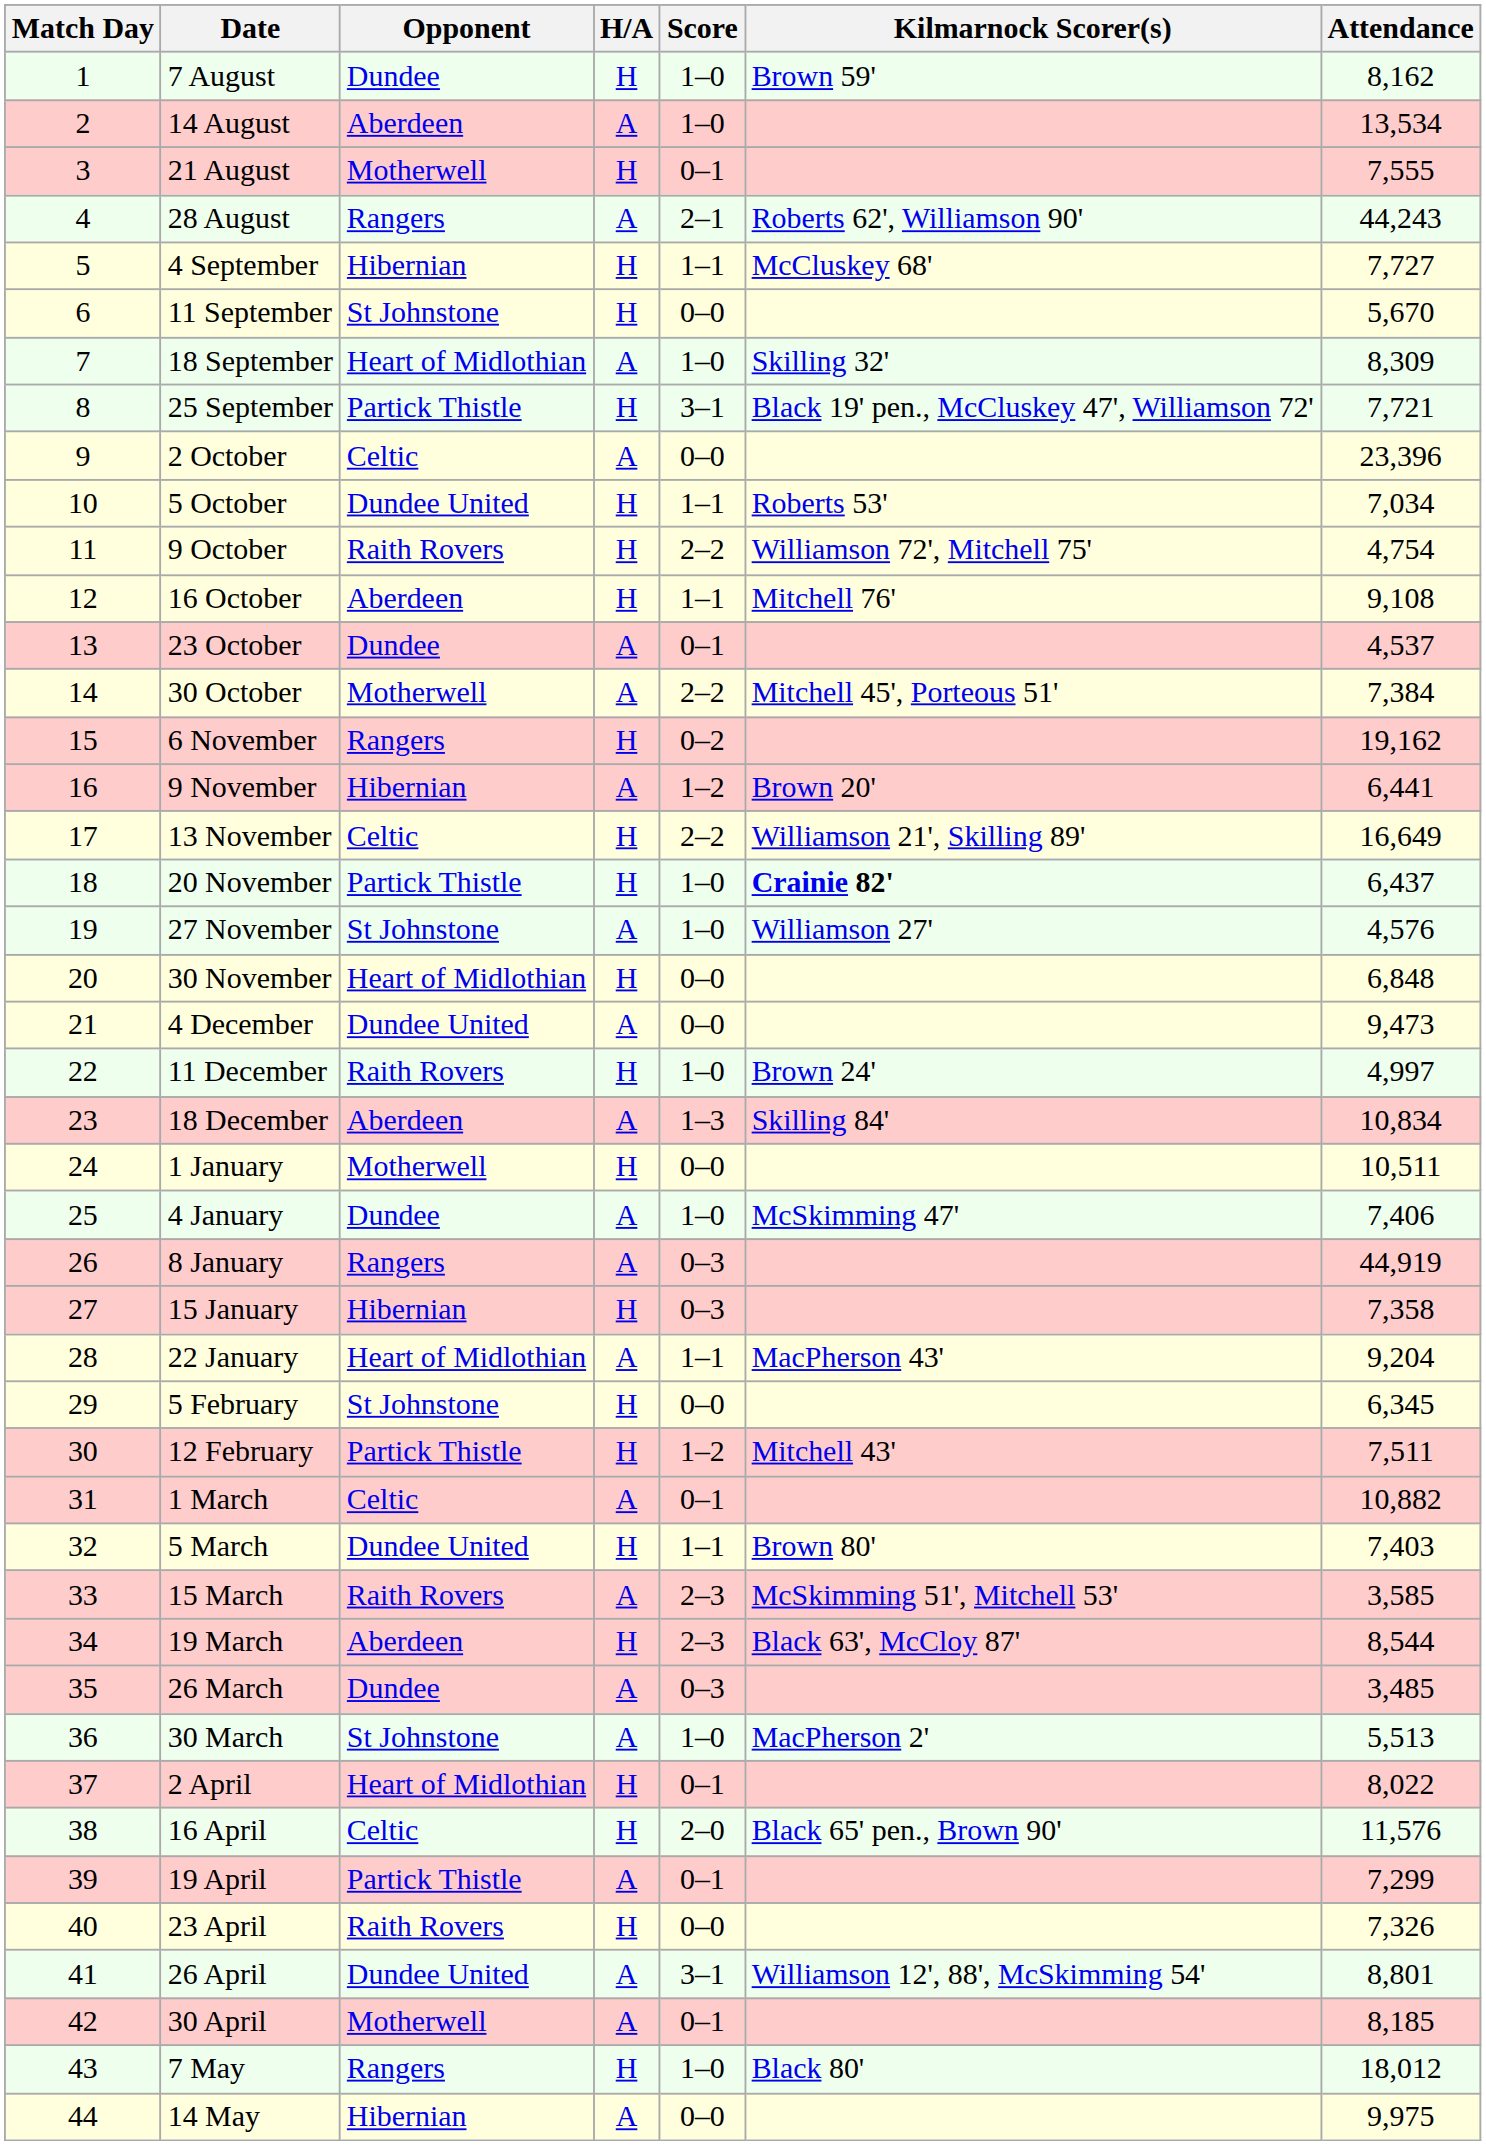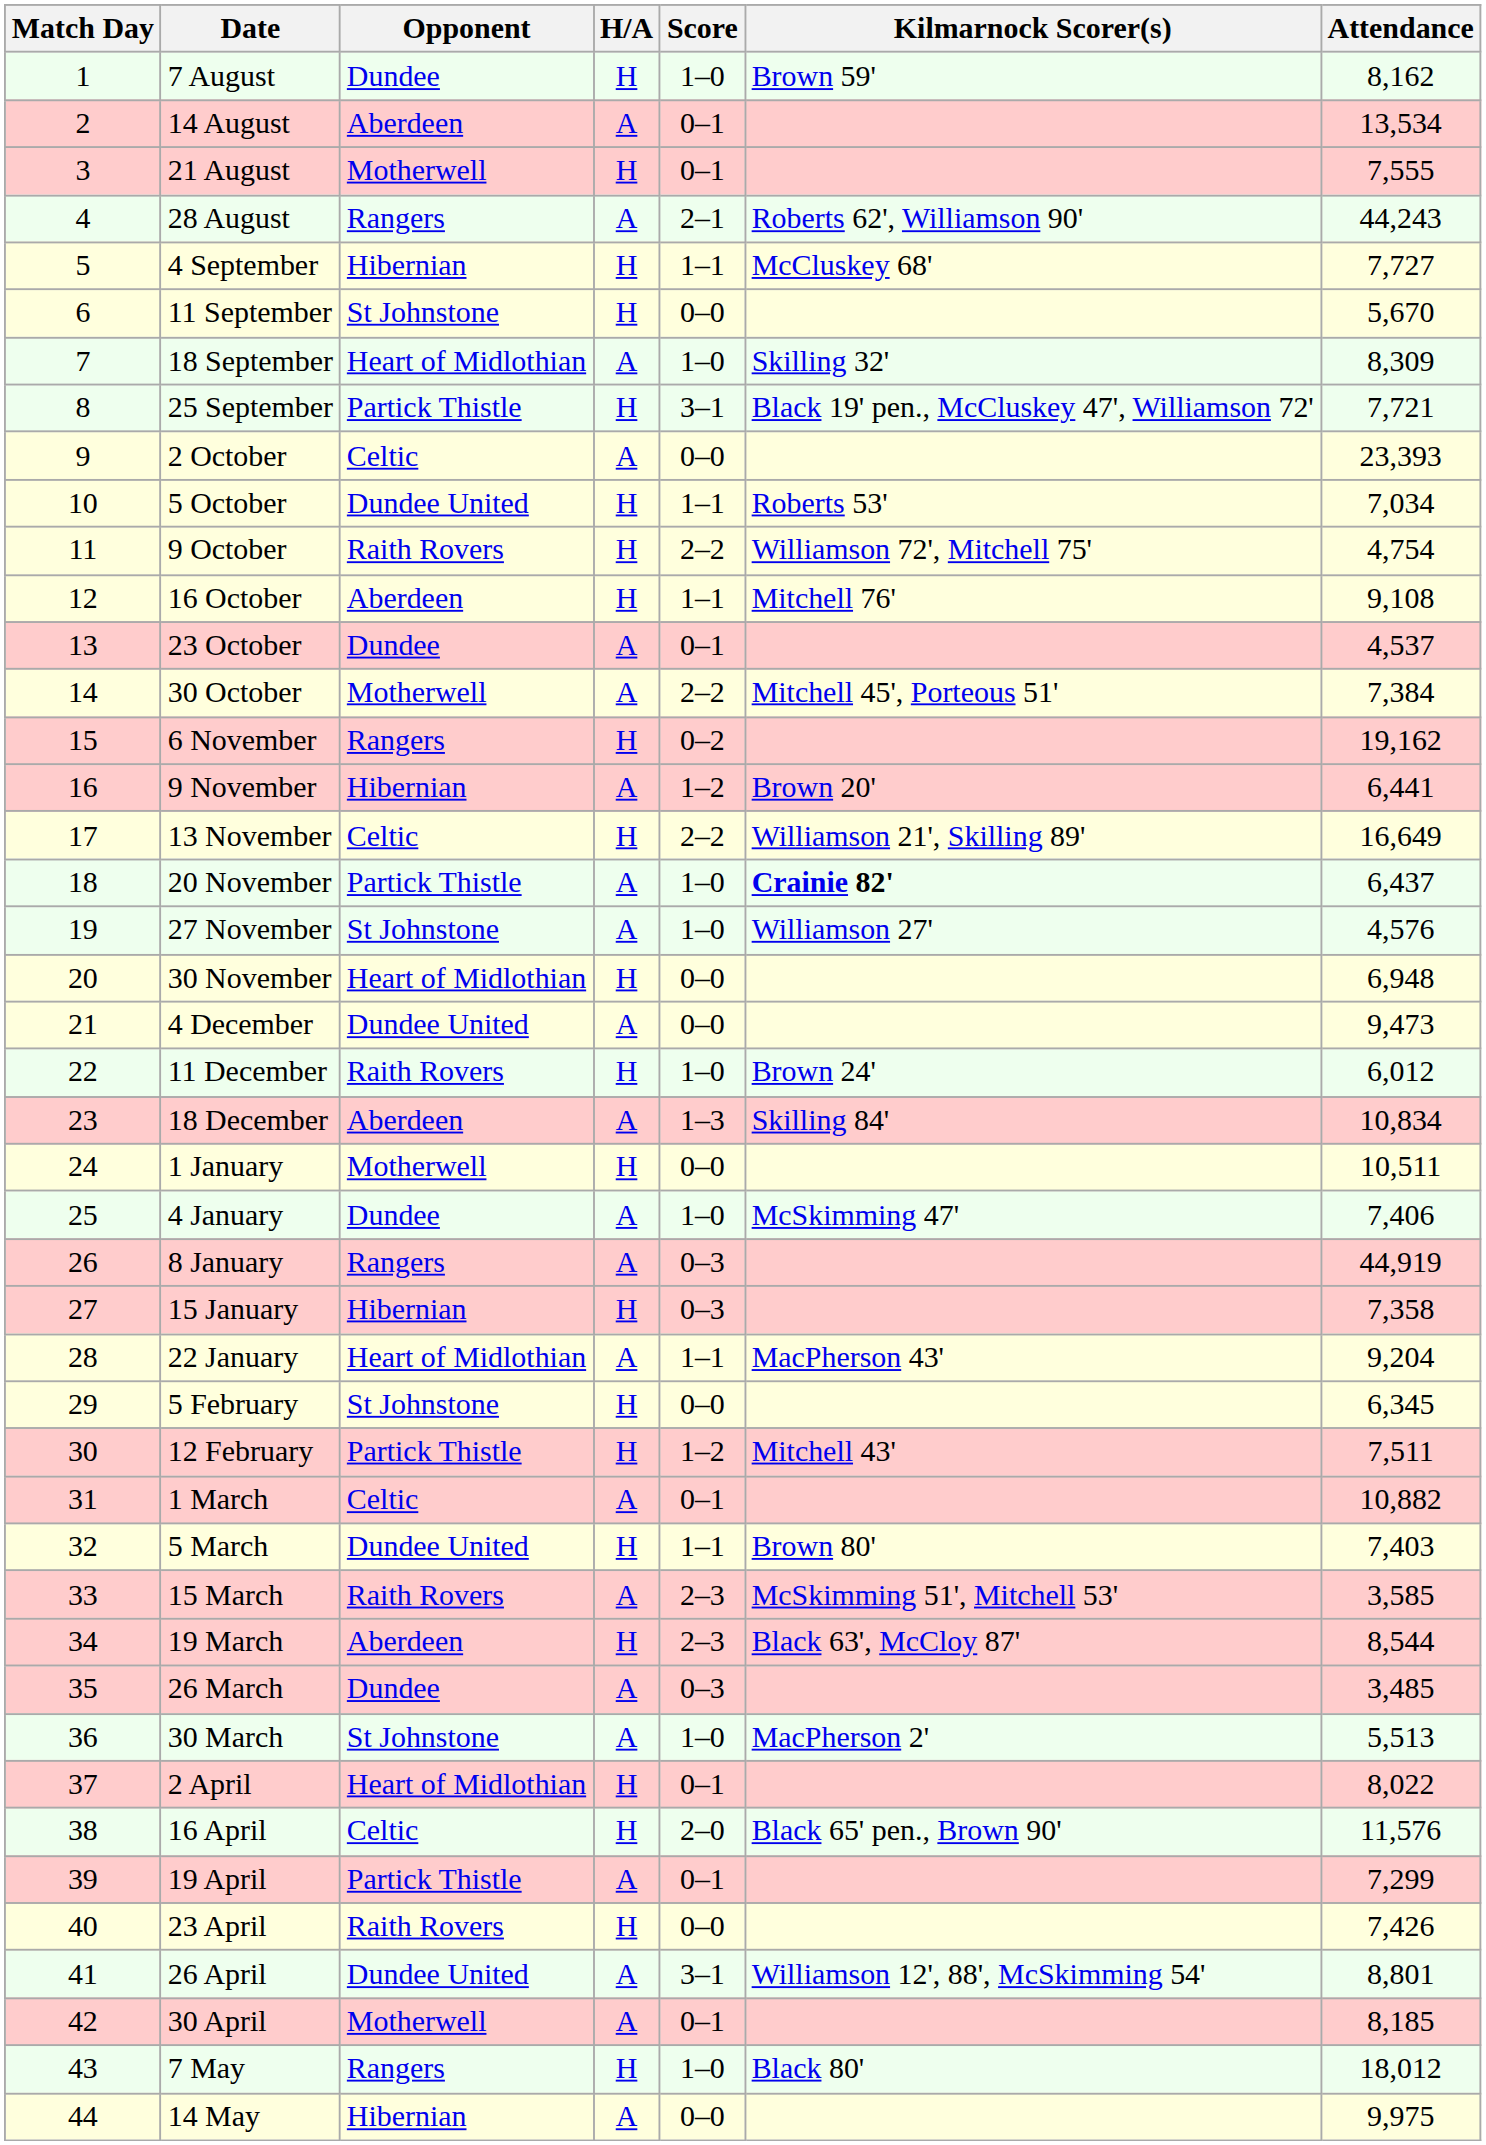(702, 123) 1–0 -> (702, 123) 0–1
(1401, 455) 23,396 -> (1401, 455) 23,393
(627, 882) H -> (627, 882) A
(1401, 977) 6,848 -> (1401, 977) 6,948
(1401, 1072) 4,997 -> (1401, 1072) 6,012
(1401, 1926) 7,326 -> (1401, 1926) 7,426
